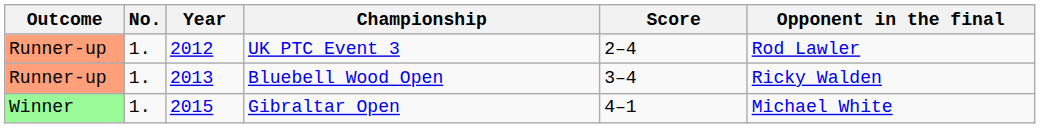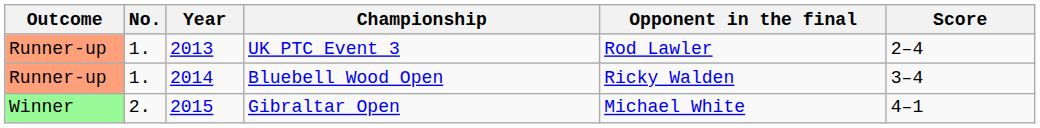columns swapped: (891, 19) <-> (674, 19)
(192, 49) 2012 -> (192, 49) 2013
(192, 78) 2013 -> (192, 78) 2014
(140, 108) 1. -> (140, 108) 2.
